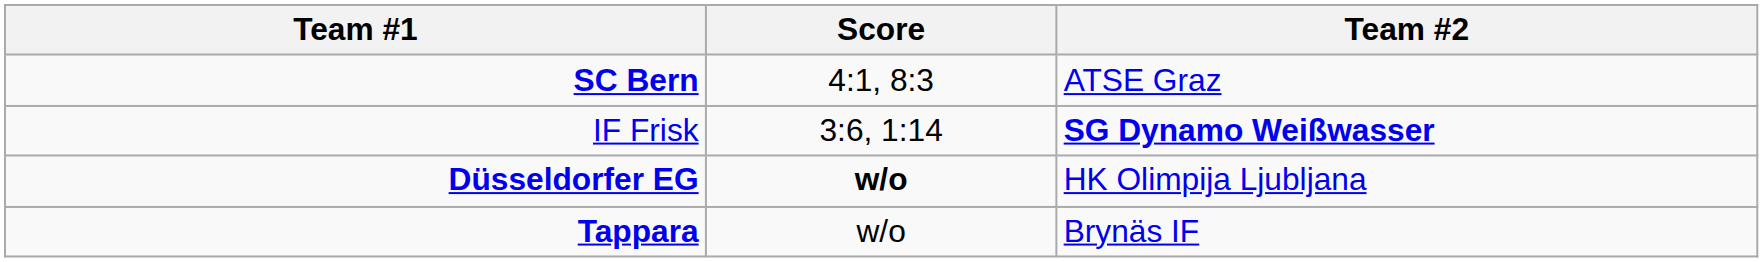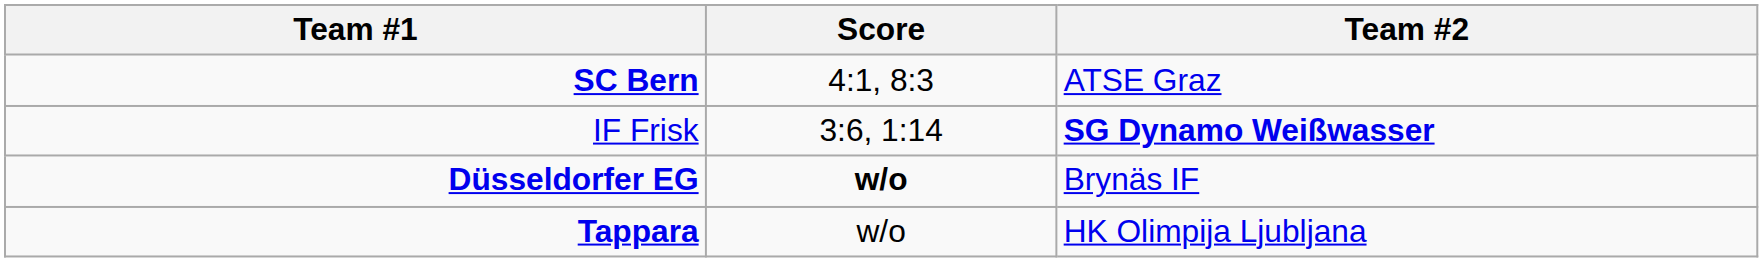(1215, 180) HK Olimpija Ljubljana -> (1131, 180) Brynäs IF
(1131, 230) Brynäs IF -> (1215, 230) HK Olimpija Ljubljana
